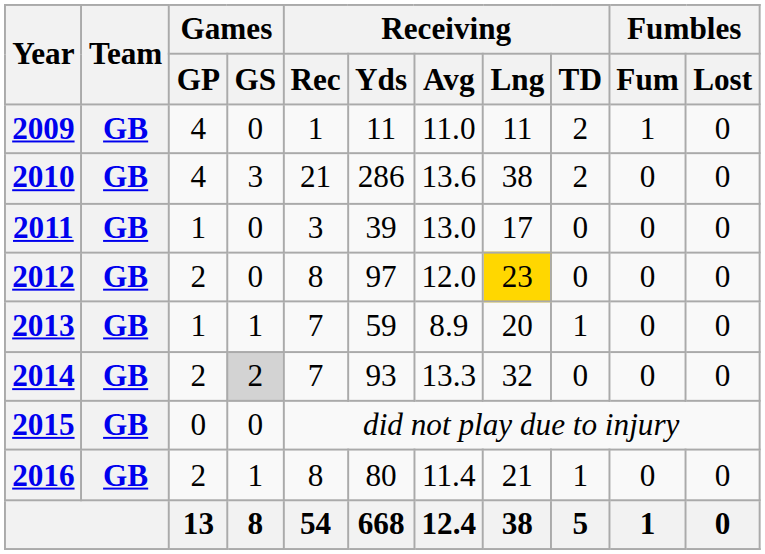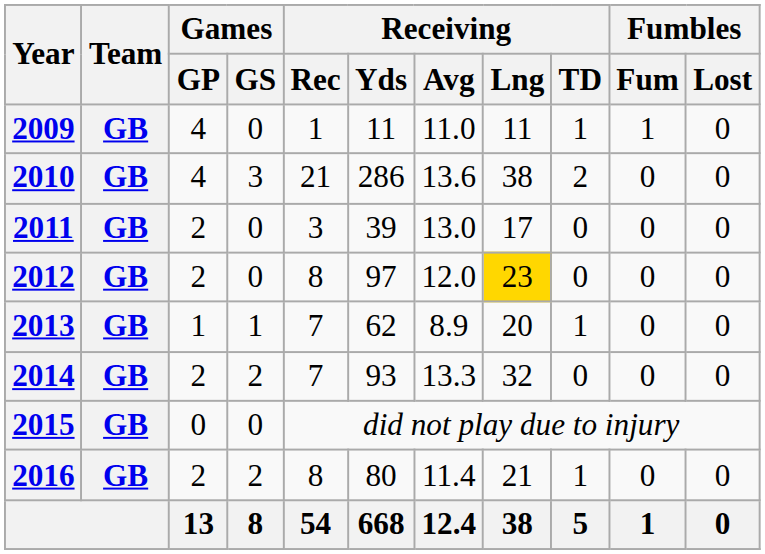(580, 128) 2 -> (580, 128) 1
(198, 227) 1 -> (198, 227) 2
(381, 326) 59 -> (381, 326) 62
(255, 375) lightgrey background -> (255, 375) no background
(255, 474) 1 -> (255, 474) 2
